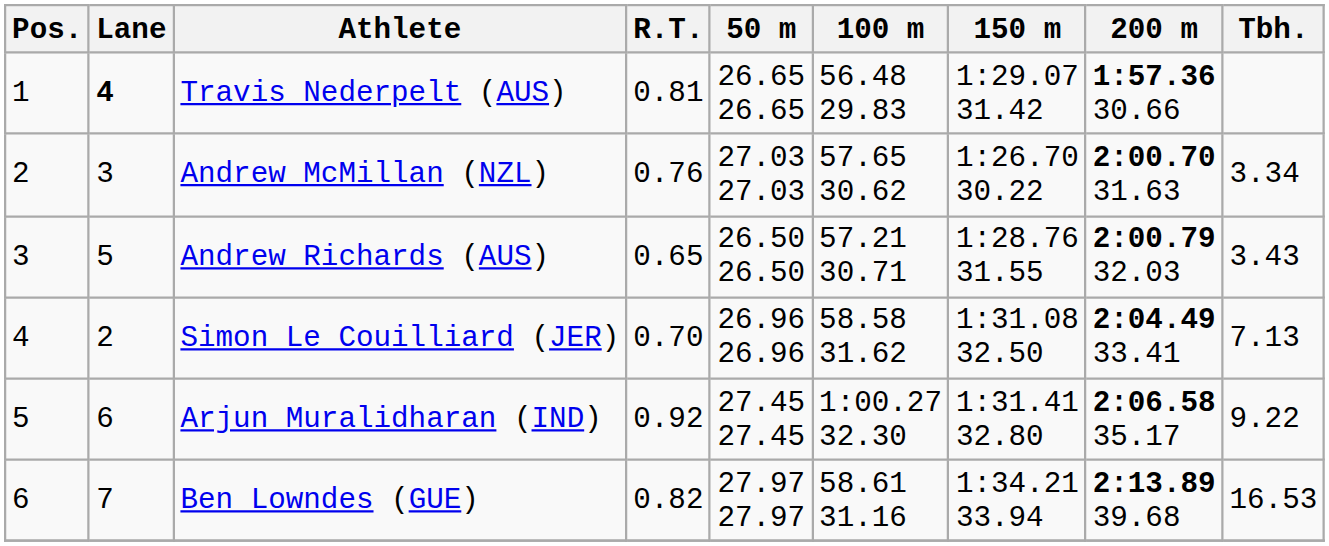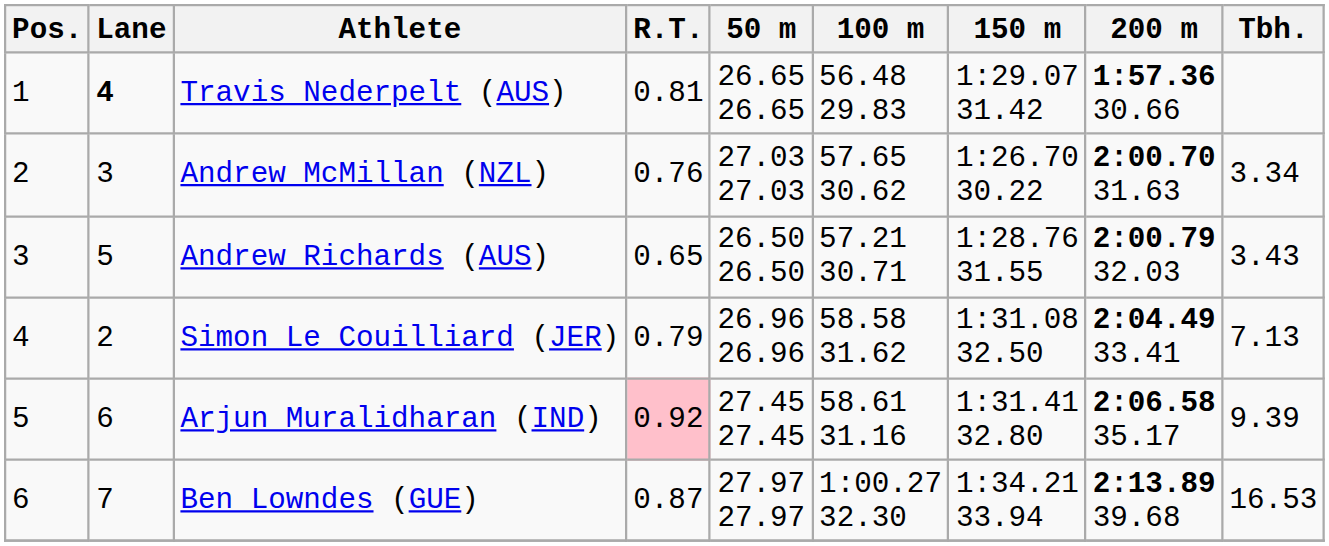(668, 338) 0.70 -> (668, 338) 0.79
(668, 419) no background -> (668, 419) pink background
(881, 419) 1:00.27 32.30 -> (863, 419) 58.61 31.16
(1265, 419) 9.22 -> (1265, 419) 9.39
(668, 501) 0.82 -> (668, 501) 0.87
(863, 501) 58.61 31.16 -> (881, 501) 1:00.27 32.30
